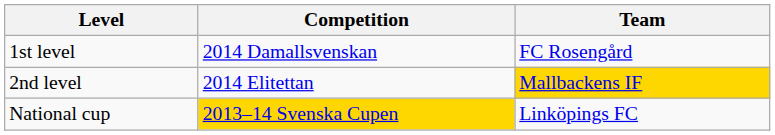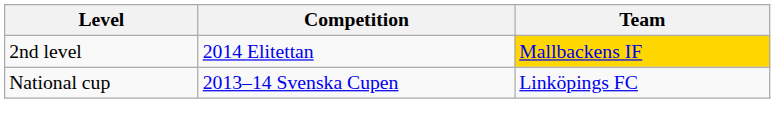- row: (42, 51)
(301, 113) gold background -> (301, 82) no background
